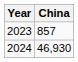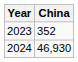(46, 31) 857 -> (46, 31) 352
